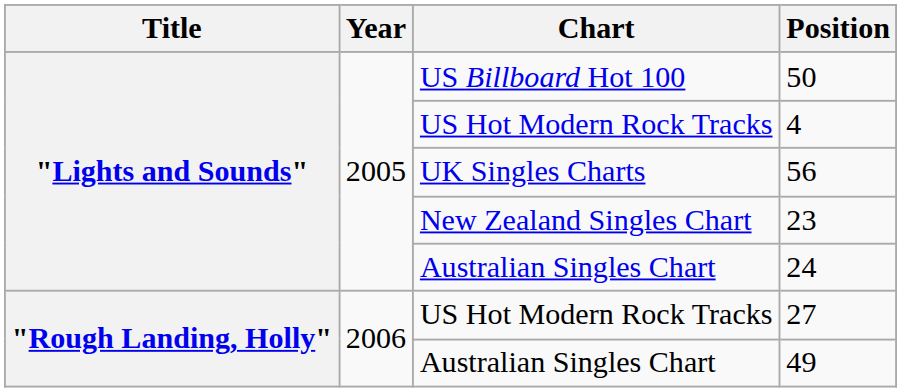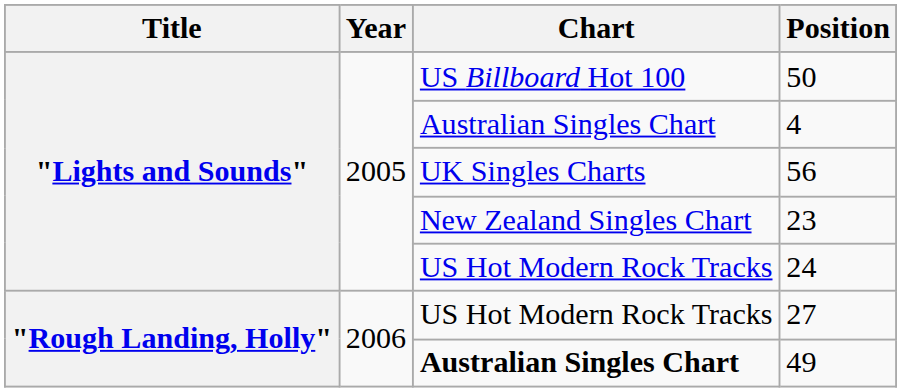(596, 123) US Hot Modern Rock Tracks -> (568, 123) Australian Singles Chart
(568, 266) Australian Singles Chart -> (596, 266) US Hot Modern Rock Tracks
(568, 362) normal -> (580, 362) bold
